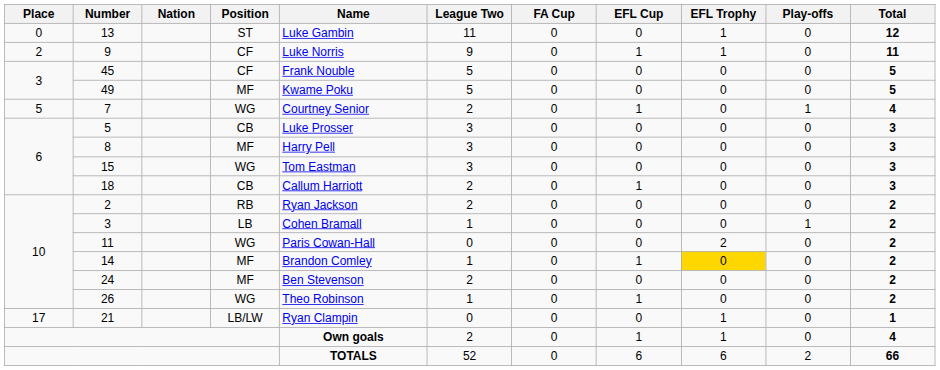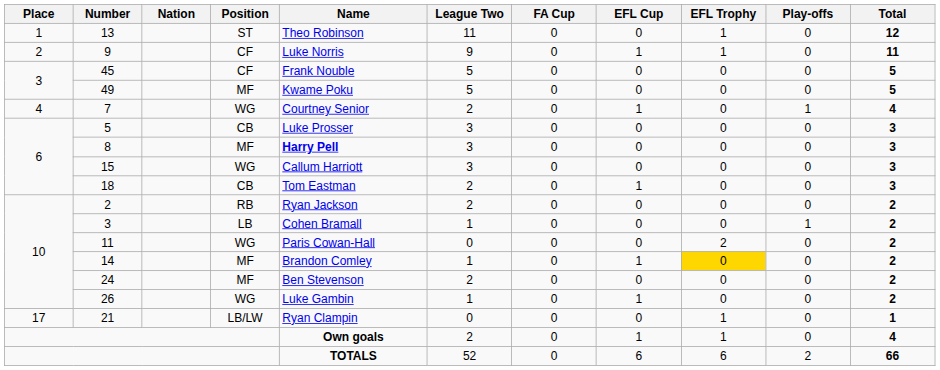(39, 33) 0 -> (39, 33) 1
(318, 33) Luke Gambin -> (323, 33) Theo Robinson
(39, 109) 5 -> (39, 109) 4
(309, 147) normal -> (310, 147) bold
(319, 166) Tom Eastman -> (322, 166) Callum Harriott
(322, 185) Callum Harriott -> (319, 185) Tom Eastman
(323, 299) Theo Robinson -> (318, 299) Luke Gambin
